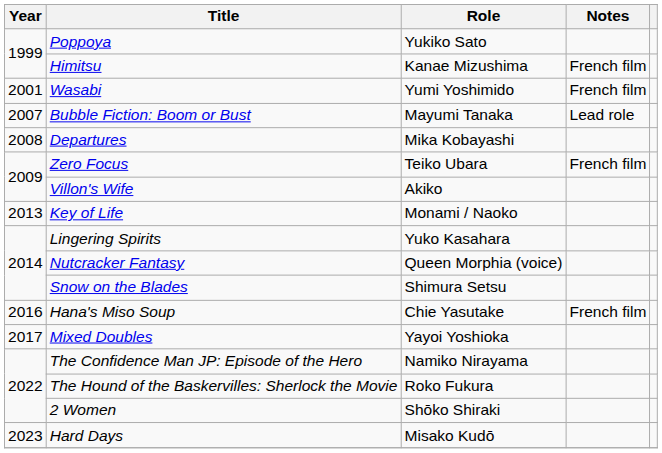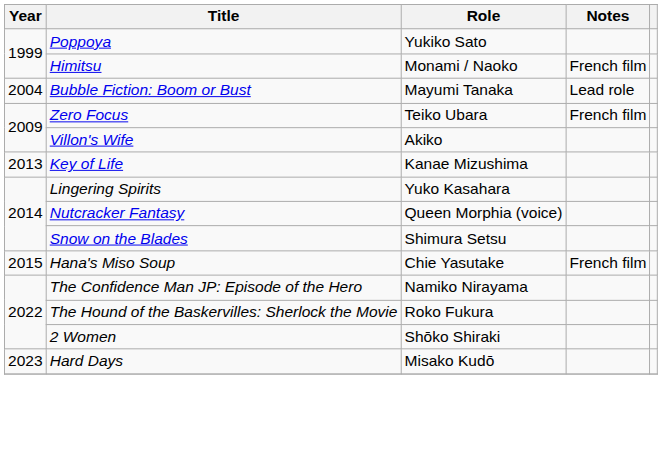(466, 66) Kanae Mizushima -> (461, 66) Monami / Naoko
- row: (75, 90)
(25, 115) 2007 -> (25, 90) 2004
- row: (88, 139)
(461, 213) Monami / Naoko -> (466, 164) Kanae Mizushima
(25, 312) 2016 -> (25, 262) 2015
- row: (101, 336)
